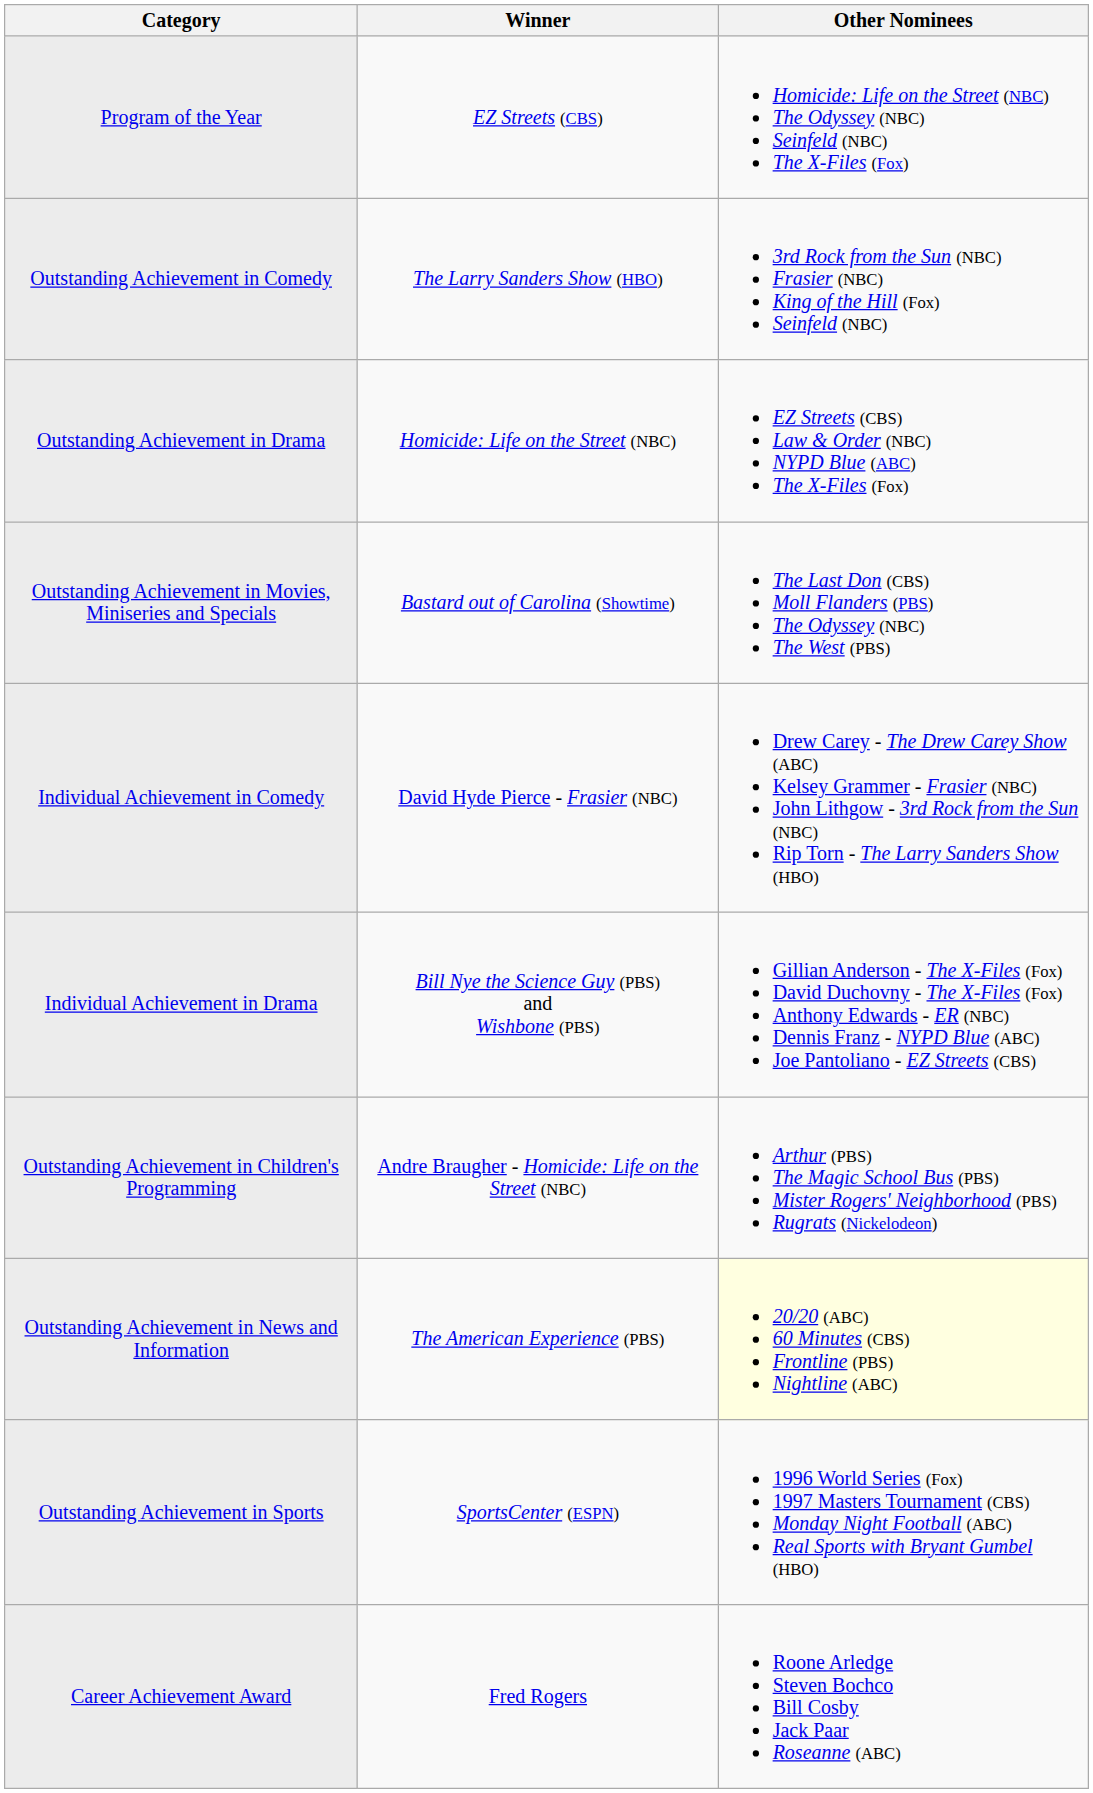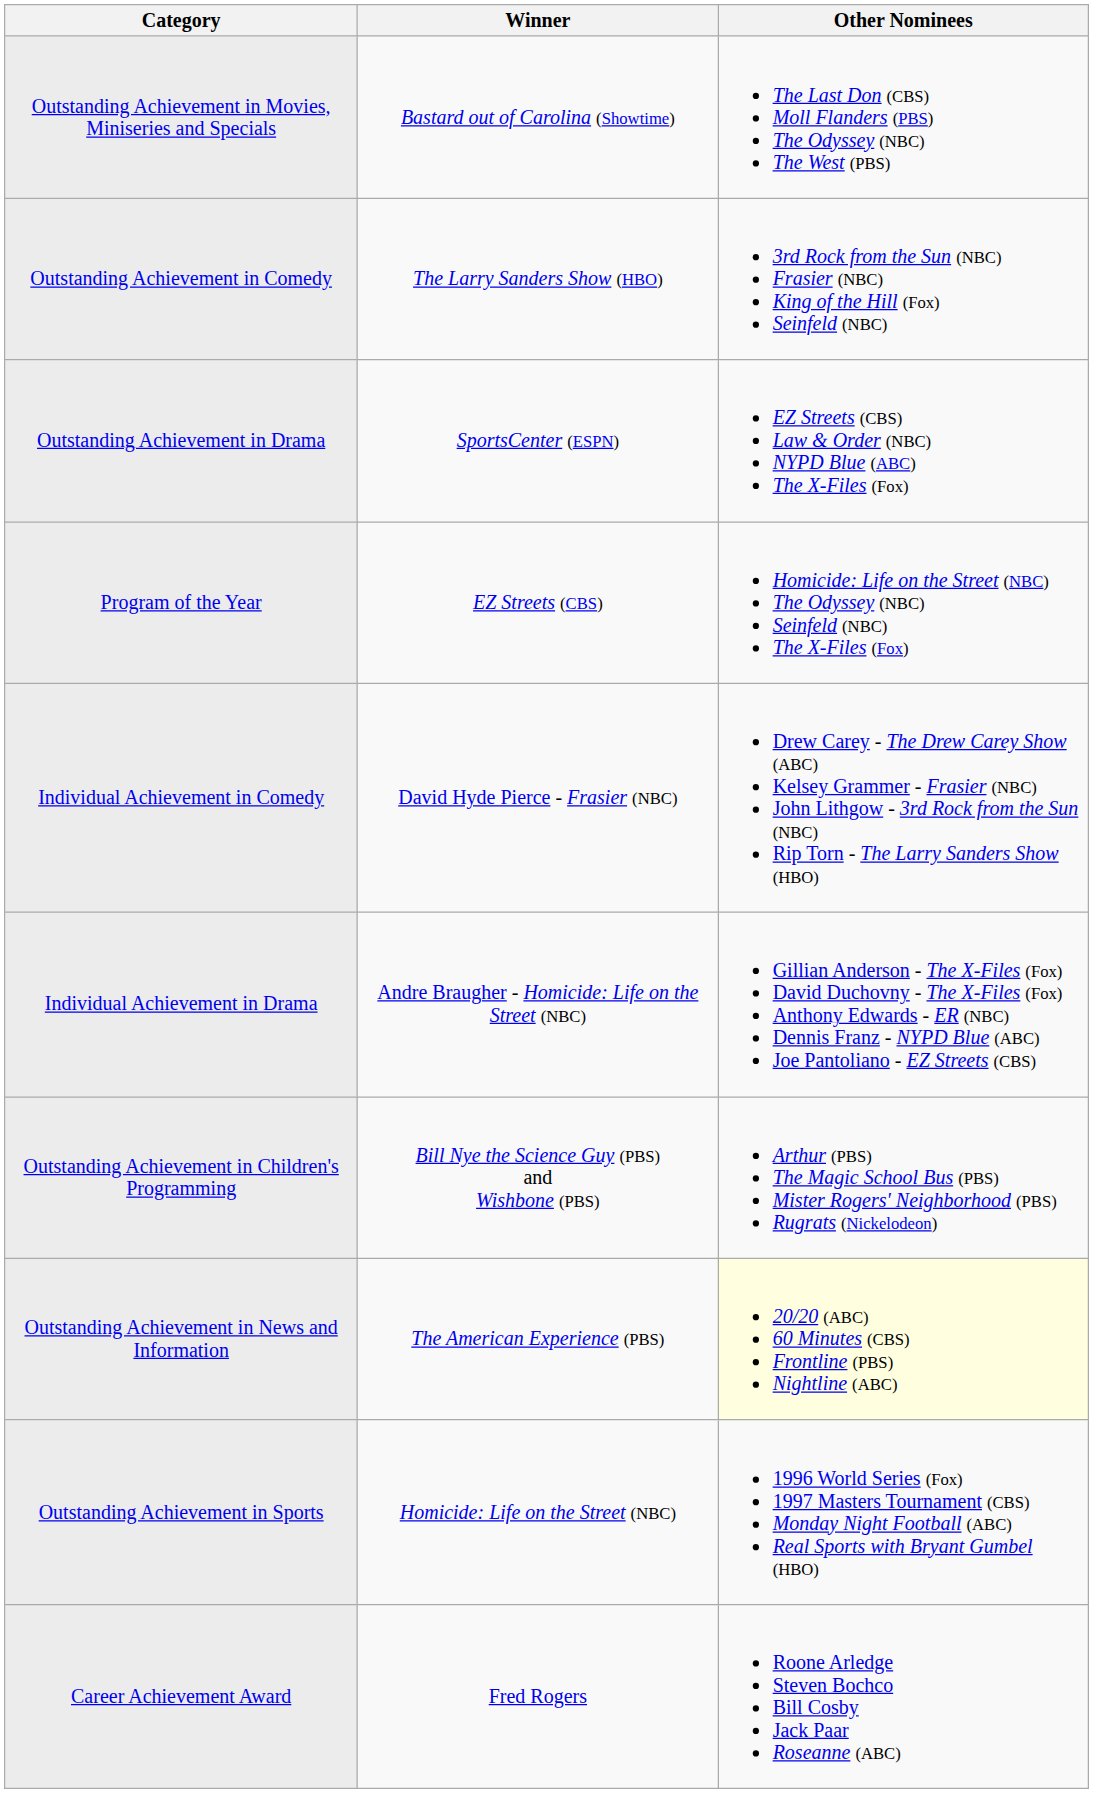rows swapped: (181, 117) <-> (181, 602)
(538, 440) Homicide: Life on the Street (NBC) -> (538, 440) SportsCenter (ESPN)
(538, 1004) Bill Nye the Science Guy (PBS) and Wishbone (PBS) -> (538, 1004) Andre Braugher - Homicide: Life on the Street (NBC)
(538, 1177) Andre Braugher - Homicide: Life on the Street (NBC) -> (538, 1177) Bill Nye the Science Guy (PBS) and Wishbone (PBS)
(538, 1512) SportsCenter (ESPN) -> (538, 1512) Homicide: Life on the Street (NBC)
